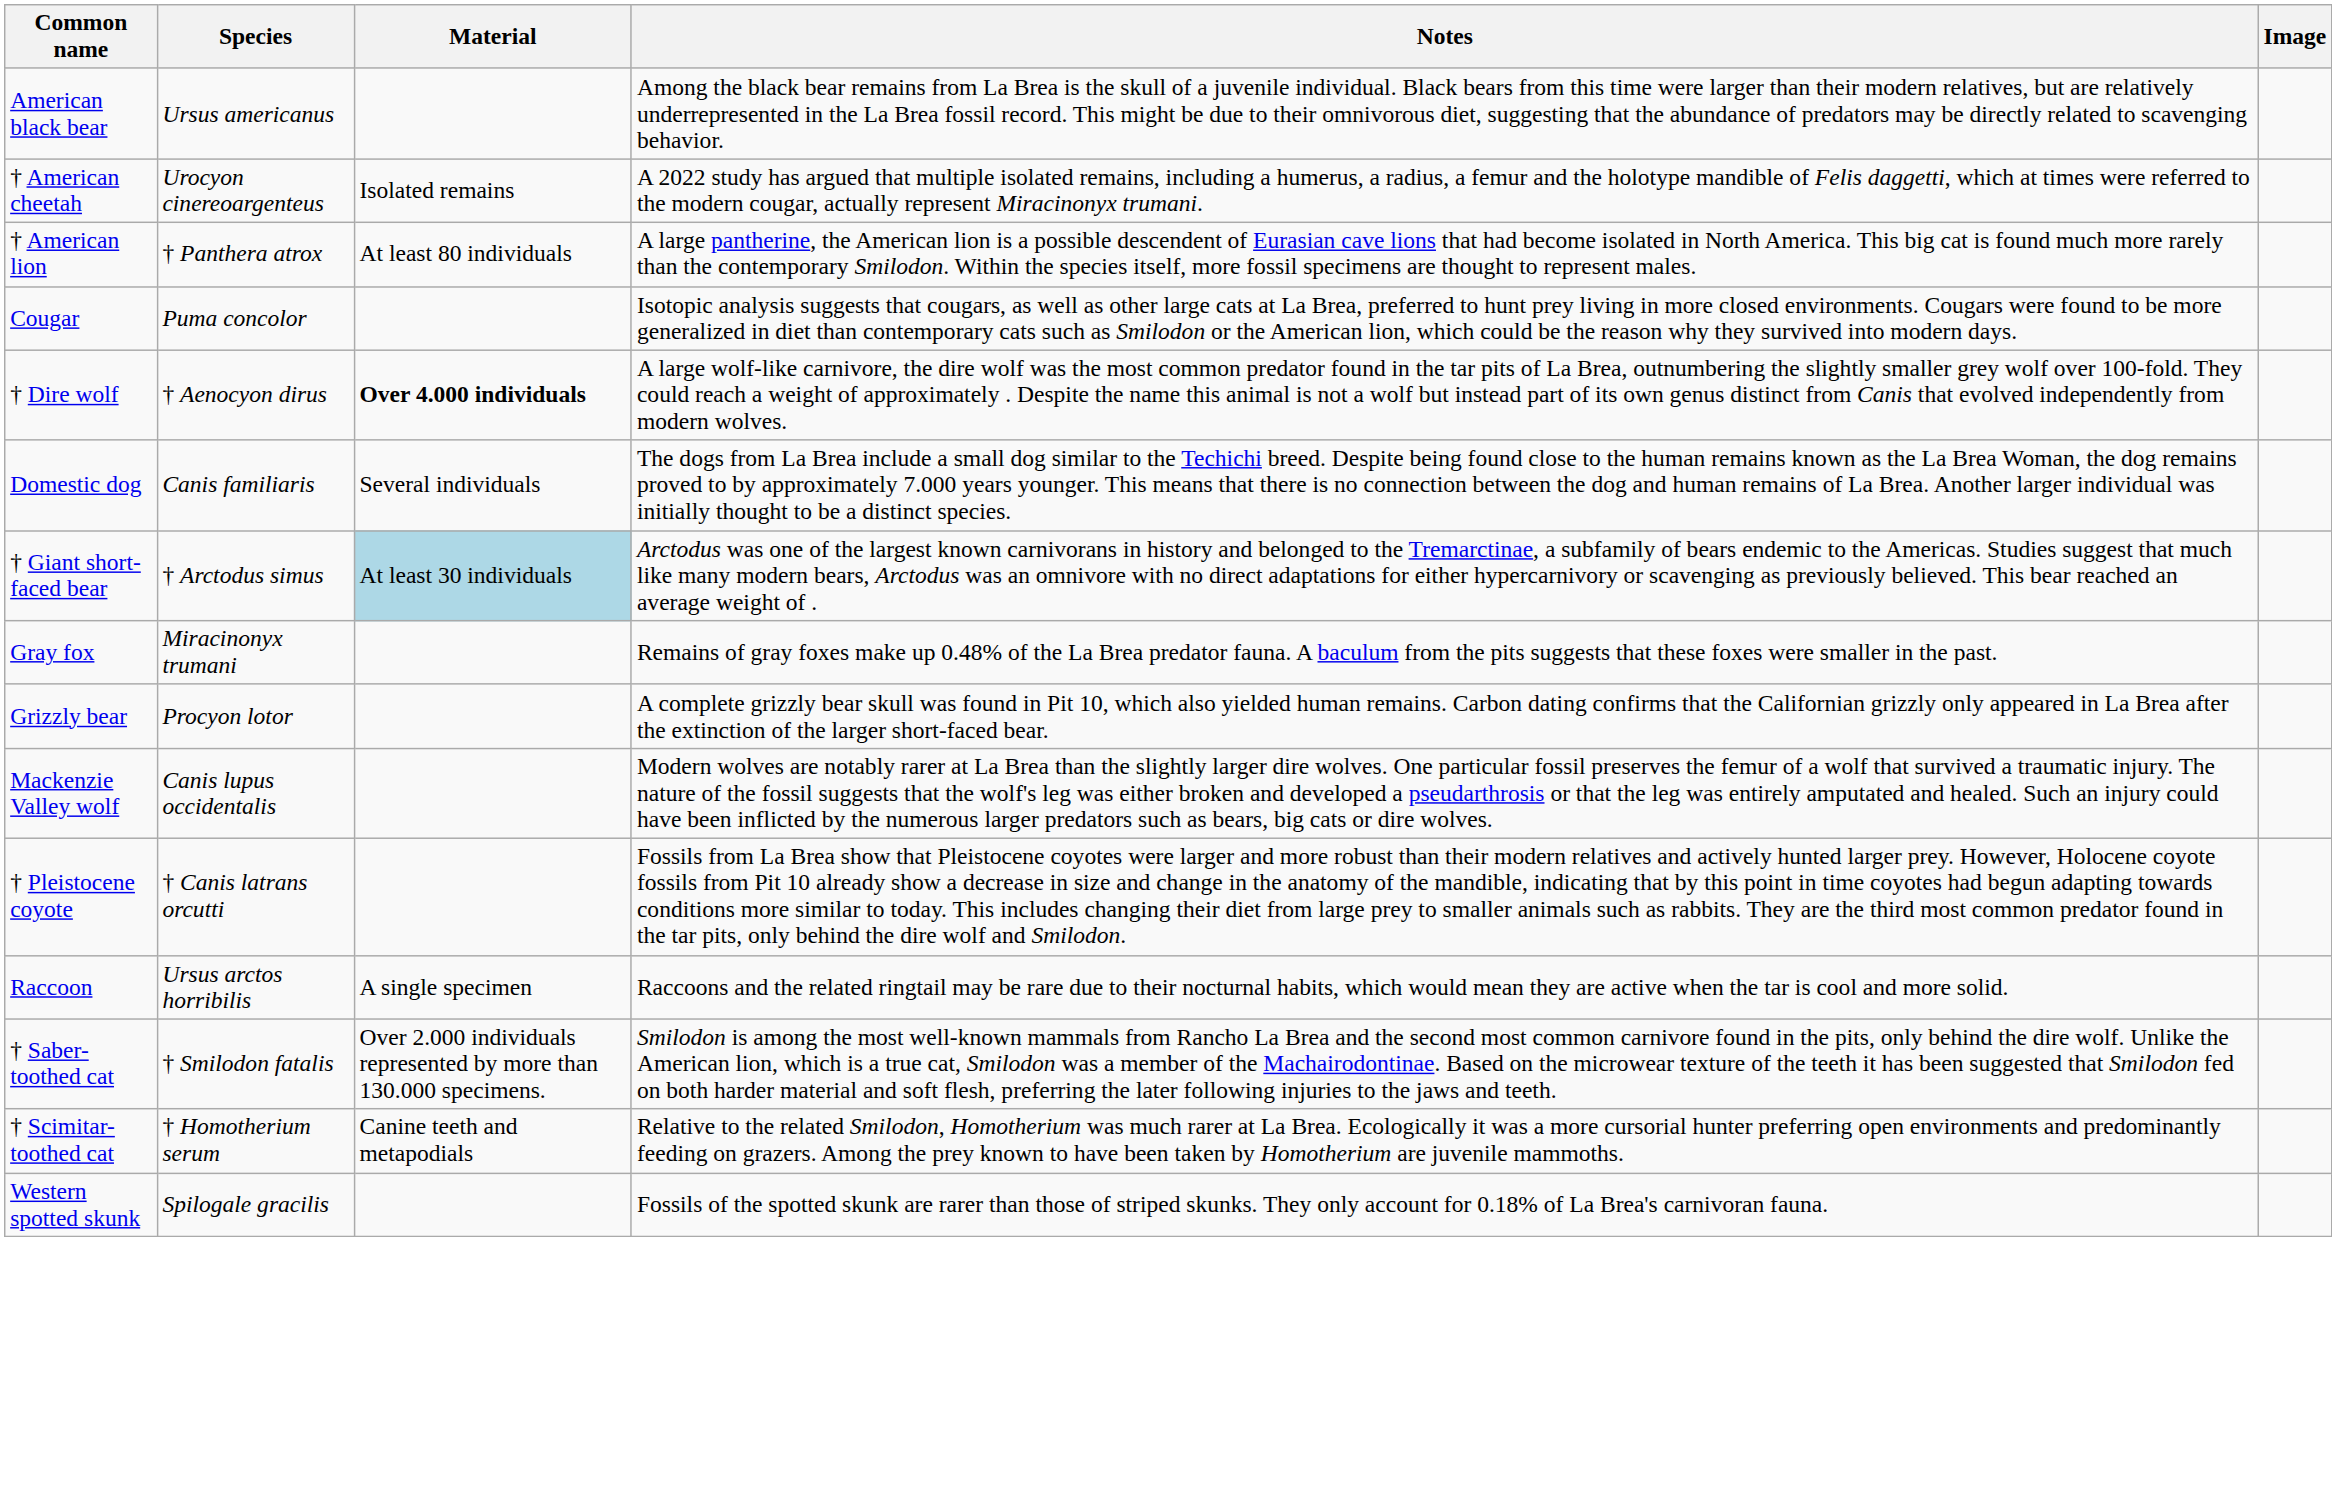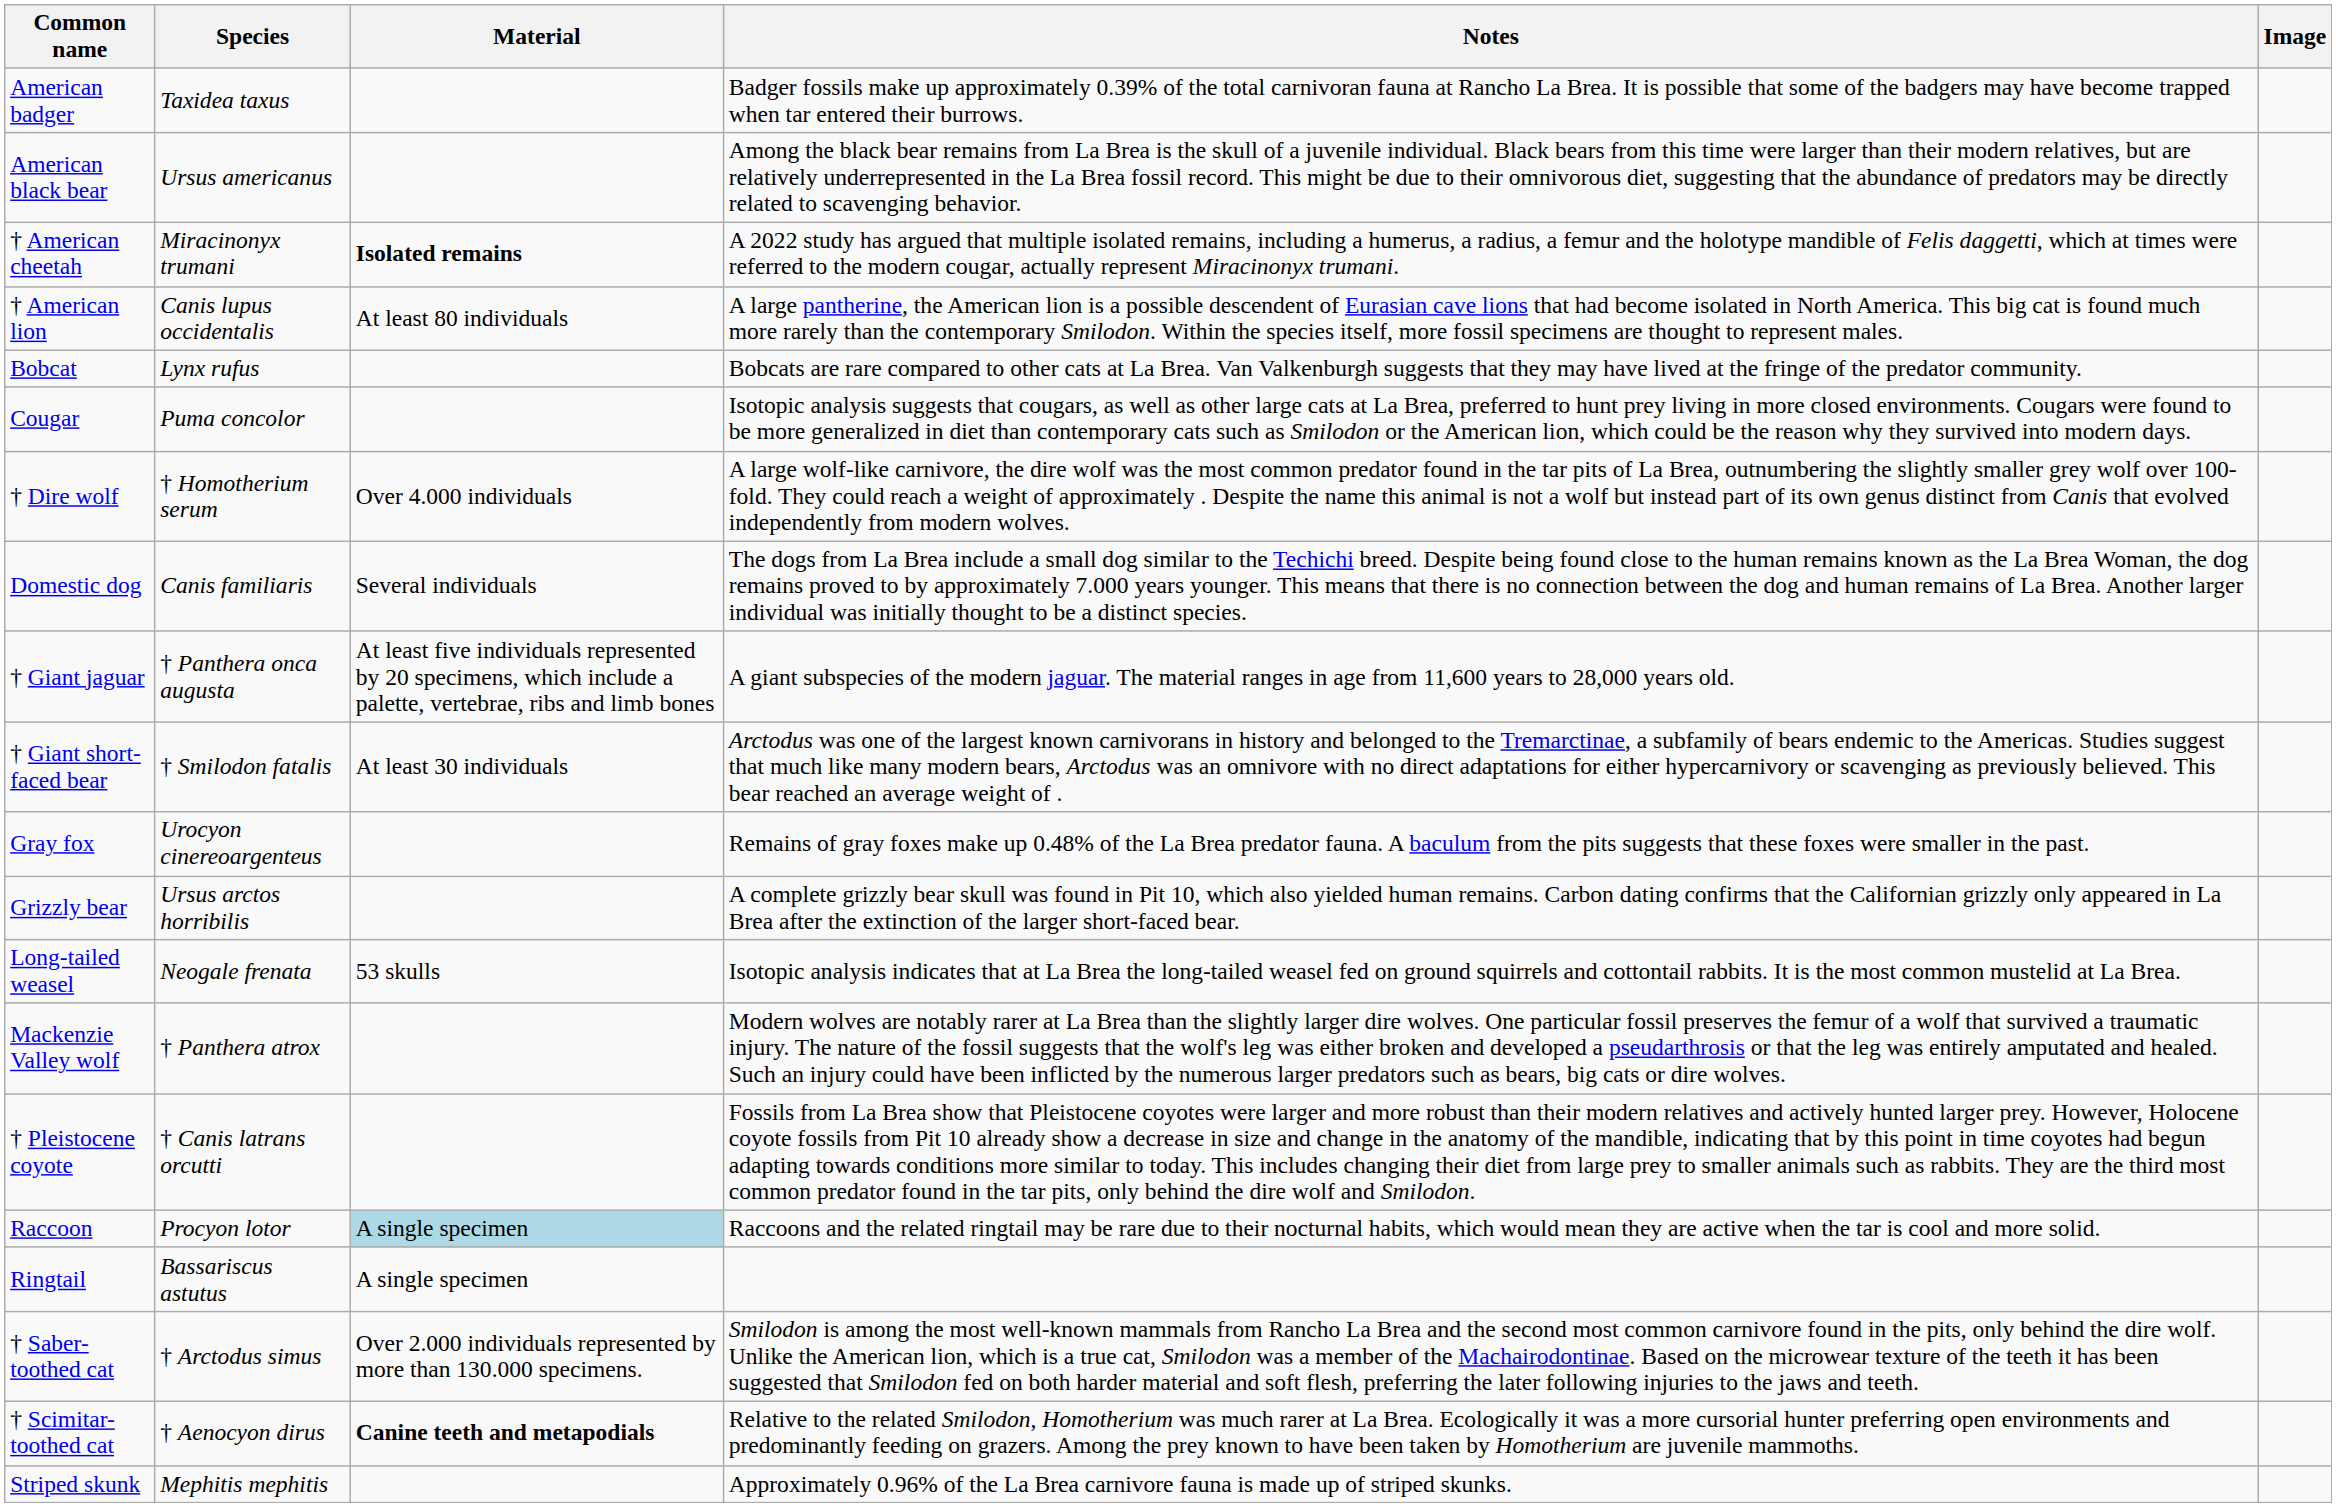+ row: (57, 100)
(243, 190) Urocyon cinereoargenteus -> (220, 254) Miracinonyx trumani
(437, 190) normal -> (439, 254) bold
(242, 254) † Panthera atrox -> (217, 317) Canis lupus occidentalis
+ row: (43, 368)
(245, 394) † Aenocyon dirus -> (234, 495) † Homotherium serum
(473, 394) bold -> (464, 495) normal
+ row: (77, 676)
(243, 575) † Arctodus simus -> (246, 766) † Smilodon fatalis
(466, 575) lightblue background -> (462, 766) no background
(222, 652) Miracinonyx trumani -> (241, 843) Urocyon cinereoargenteus
(228, 716) Procyon lotor -> (220, 907) Ursus arctos horribilis
+ row: (65, 971)
(219, 793) Canis lupus occidentalis -> (240, 1048) † Panthera atrox
(222, 986) Ursus arctos horribilis -> (225, 1228) Procyon lotor
(446, 986) no background -> (442, 1228) lightblue background
+ row: (48, 1279)
(248, 1063) † Smilodon fatalis -> (241, 1356) † Arctodus simus
(237, 1140) † Homotherium serum -> (243, 1433) † Aenocyon dirus
(439, 1140) normal -> (505, 1433) bold
+ row: (75, 1483)
- row: (75, 1204)
